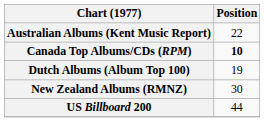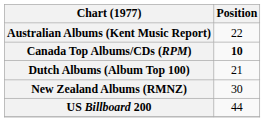(237, 70) 19 -> (237, 70) 21
